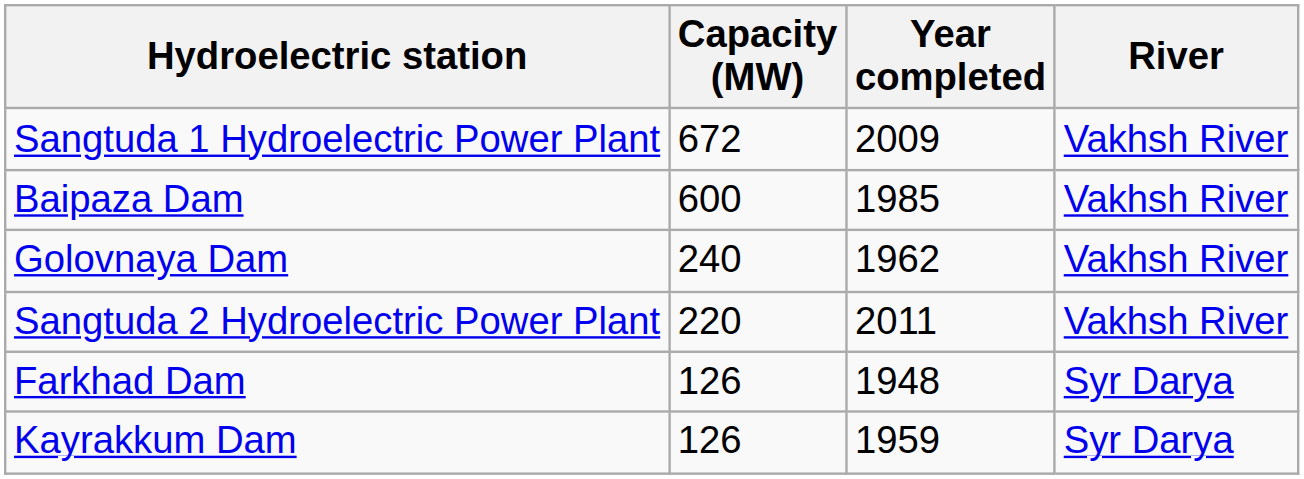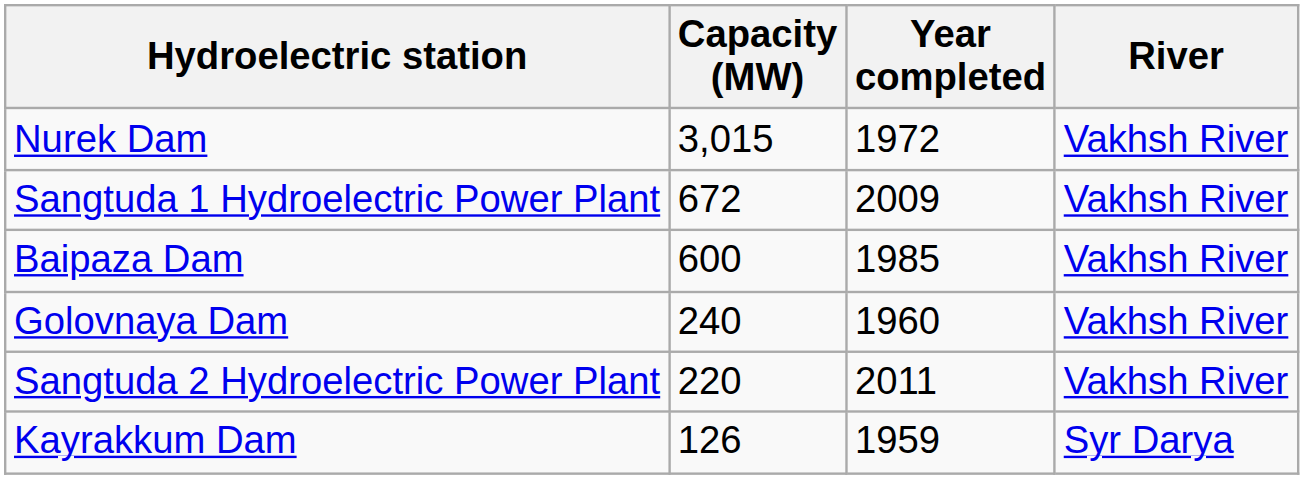+ row: (111, 138)
(897, 259) 1962 -> (897, 320) 1960
- row: (130, 381)
